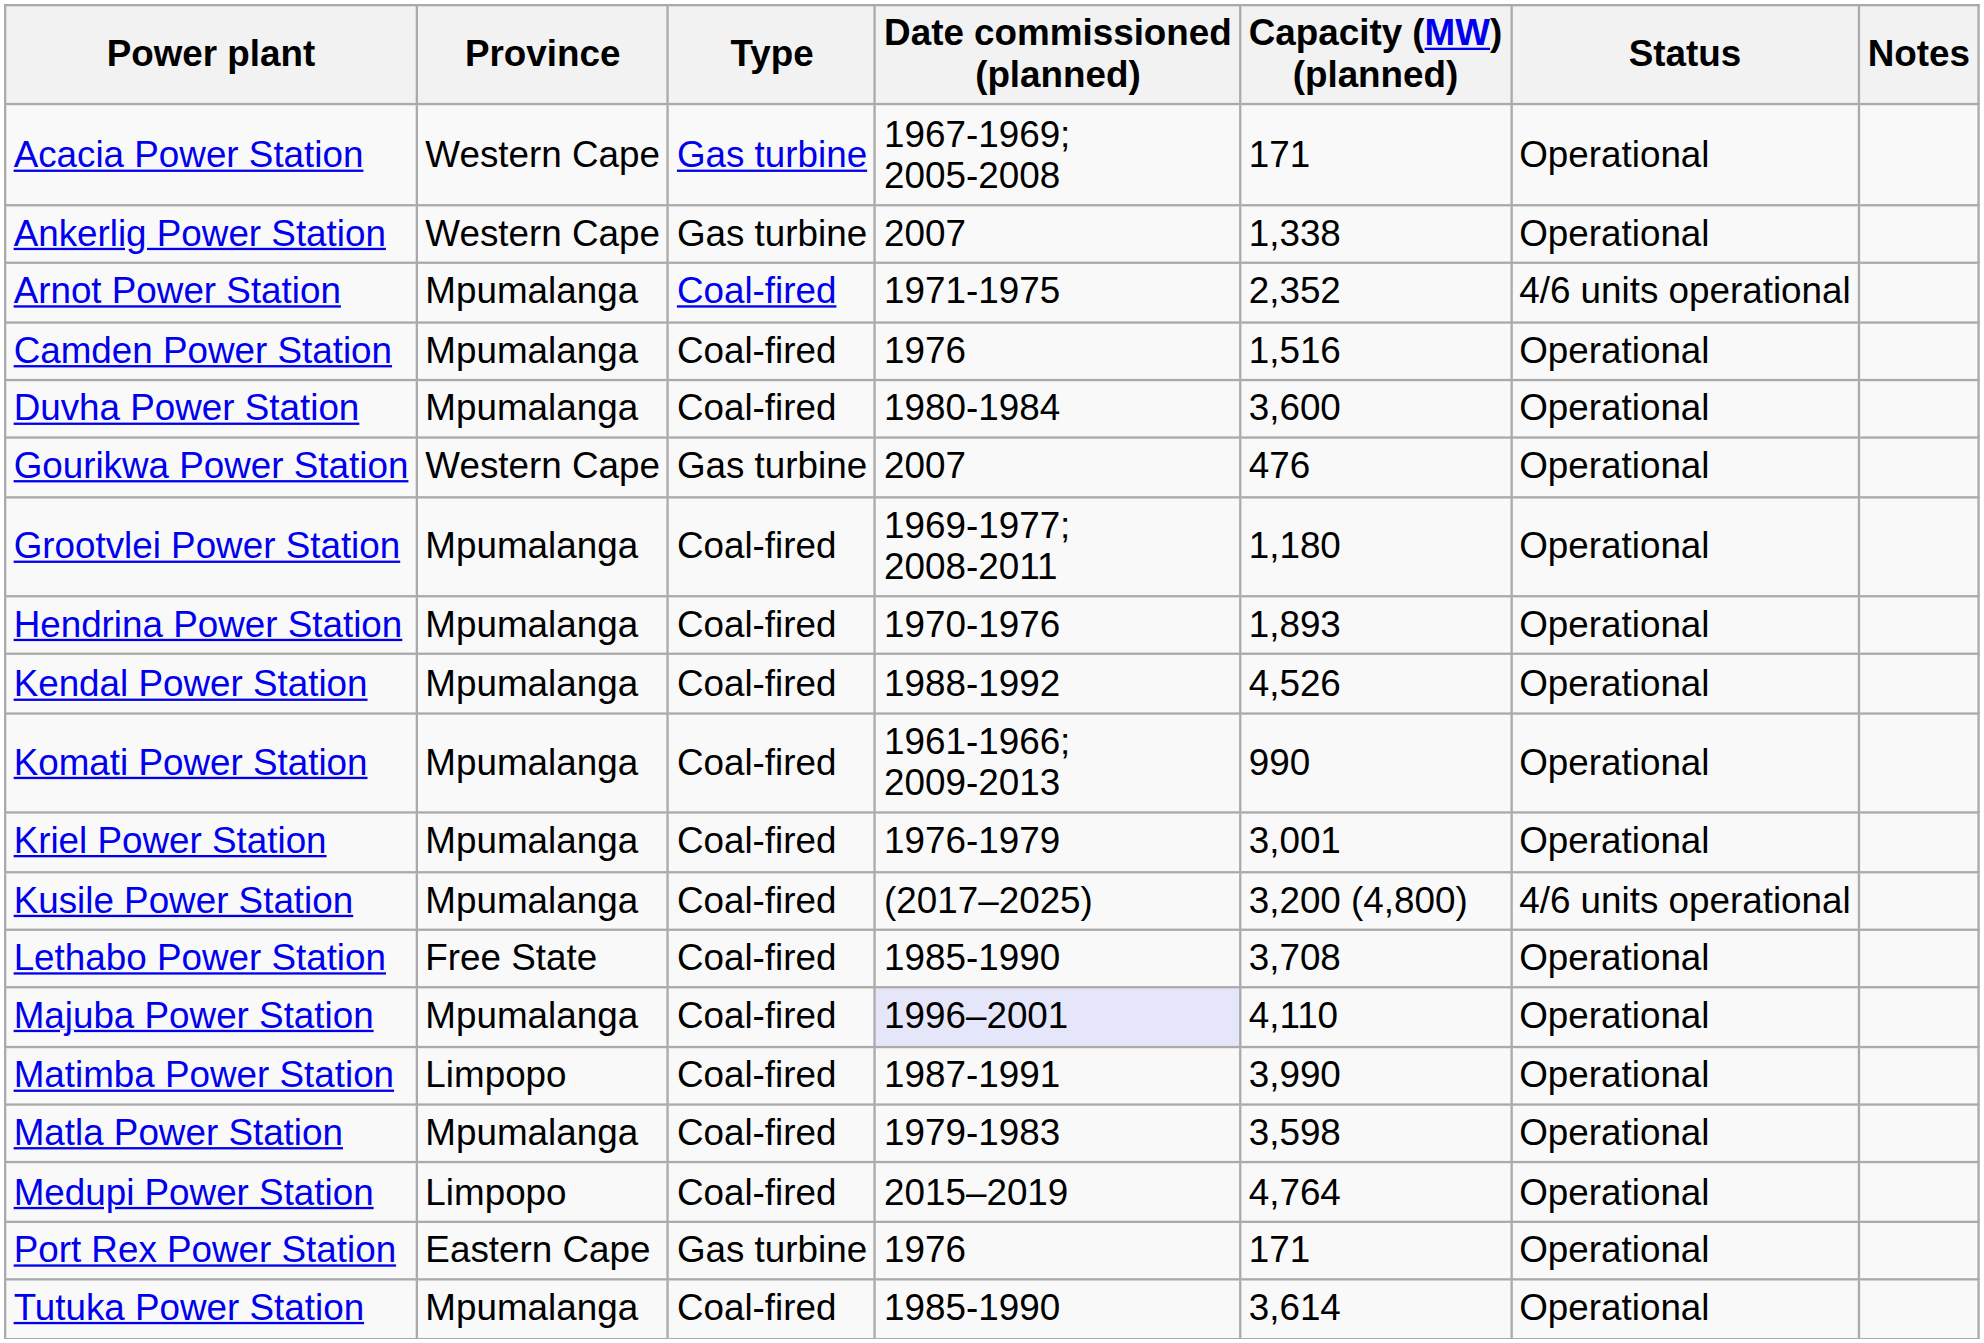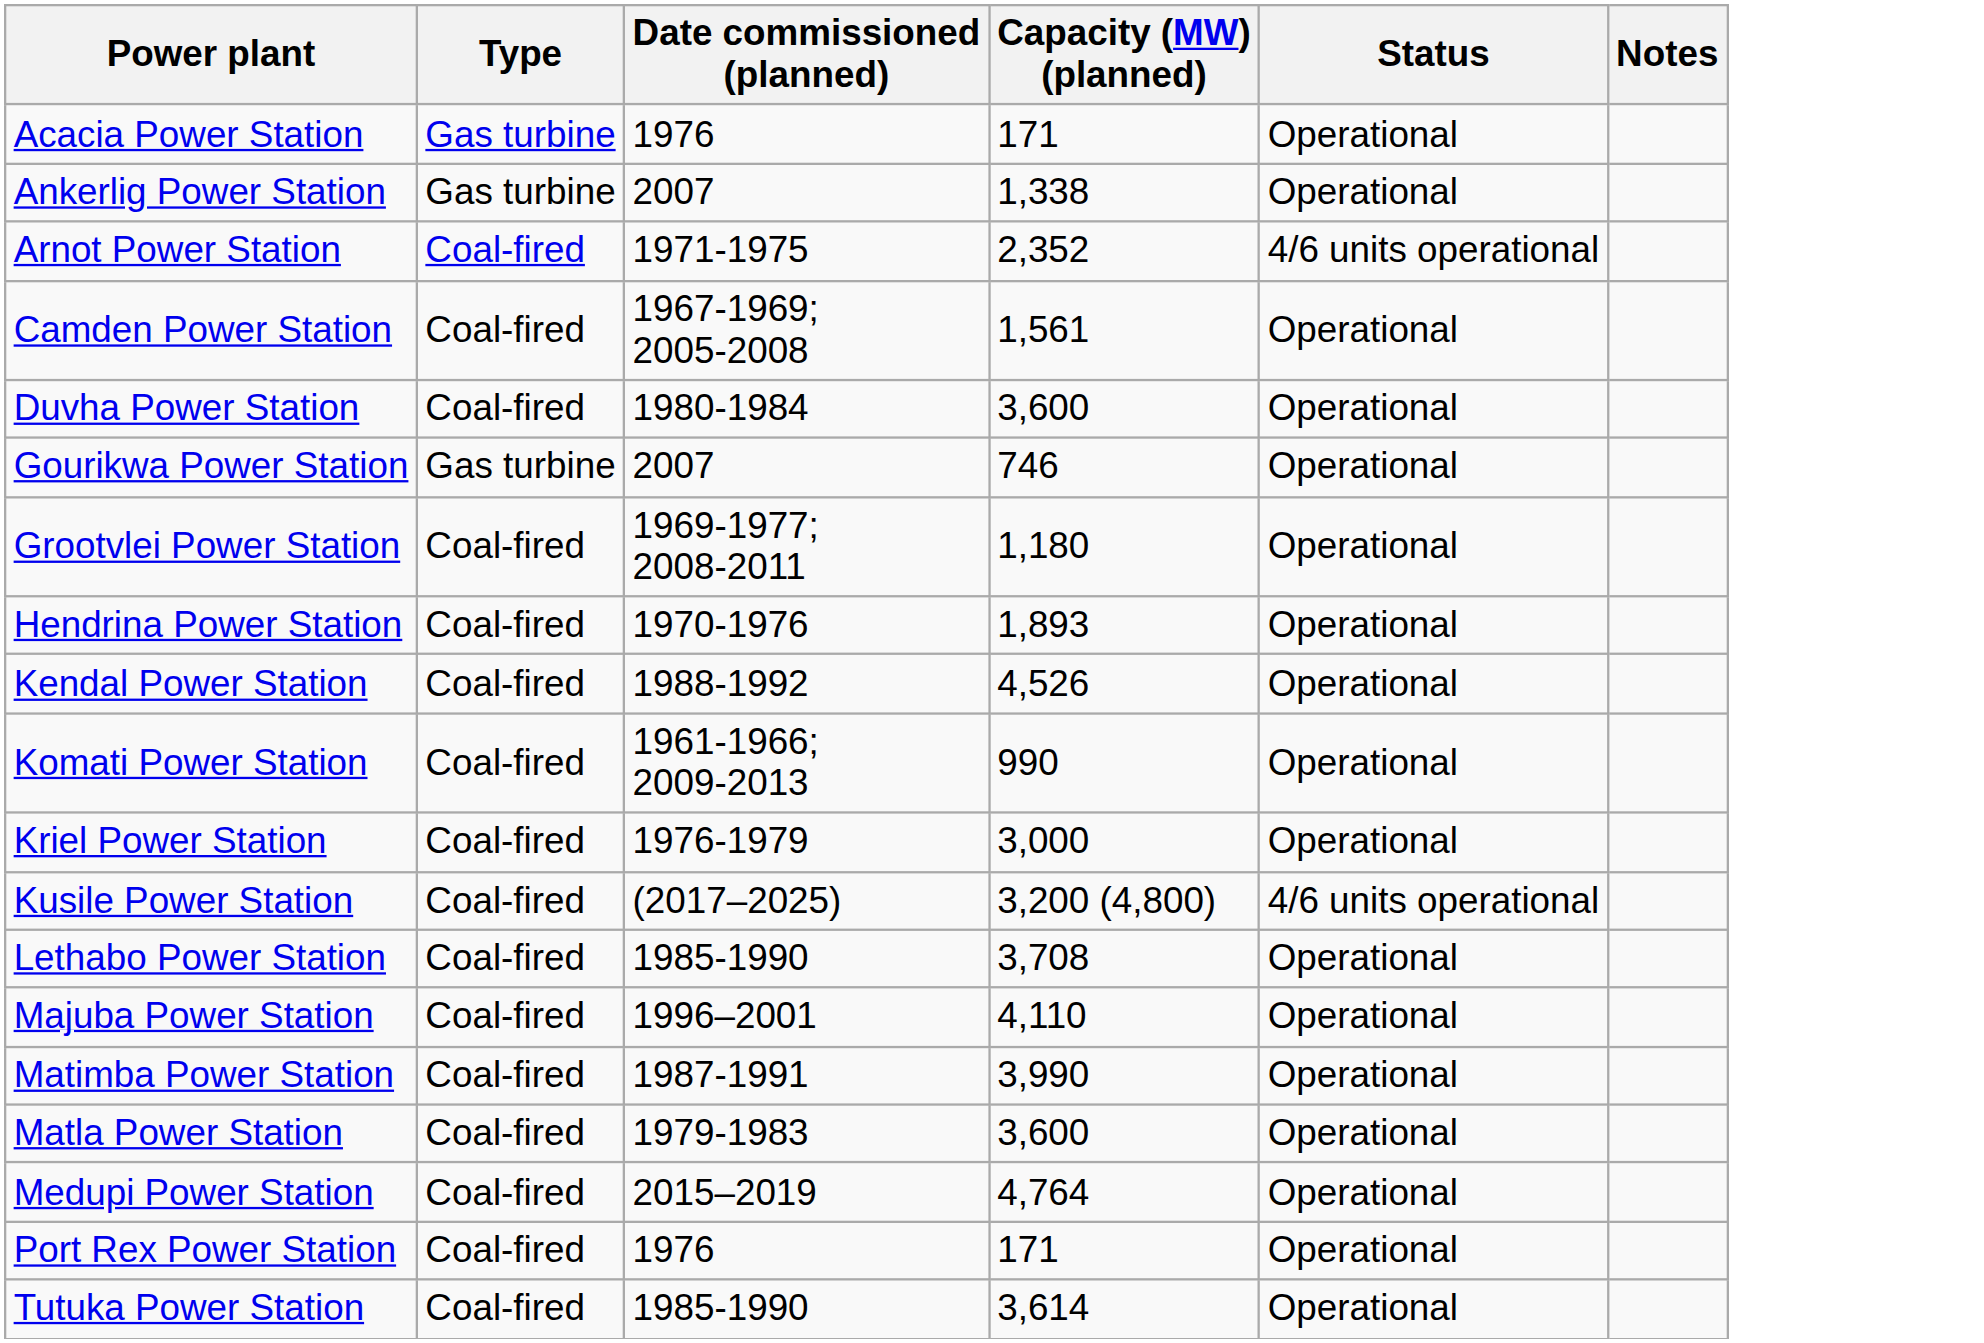- column: (543, 54)
(977, 154) 1967-1969; 2005-2008 -> (674, 133) 1976
(925, 349) 1976 -> (726, 329) 1967-1969; 2005-2008
(1295, 349) 1,516 -> (1043, 329) 1,561
(1279, 466) 476 -> (1028, 466) 746
(1295, 841) 3,001 -> (1043, 841) 3,000
(976, 1016) lavender background -> (725, 1016) no background
(1295, 1133) 3,598 -> (1043, 1133) 3,600
(772, 1249) Gas turbine -> (505, 1249) Coal-fired
